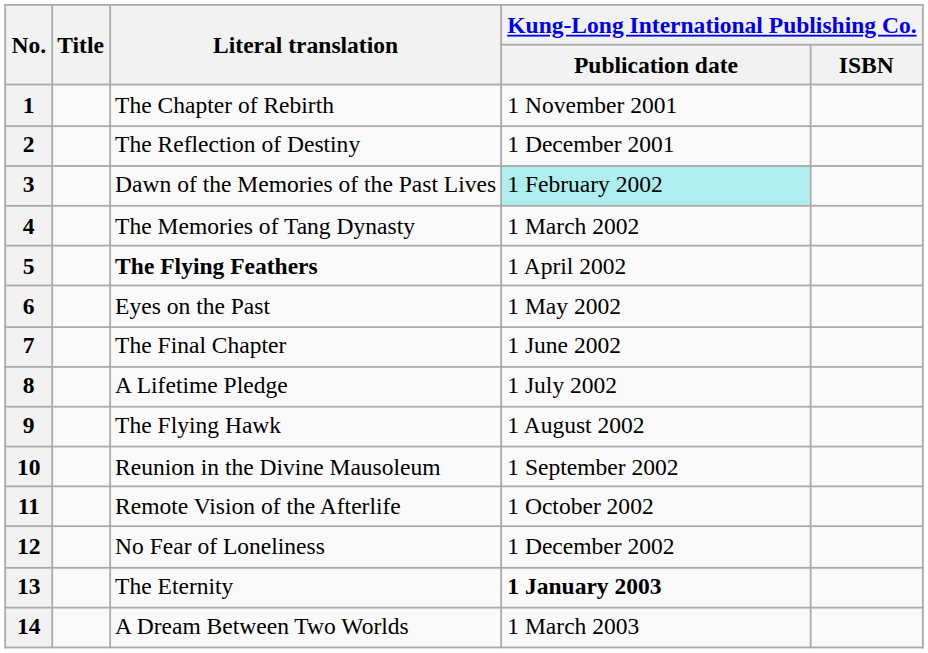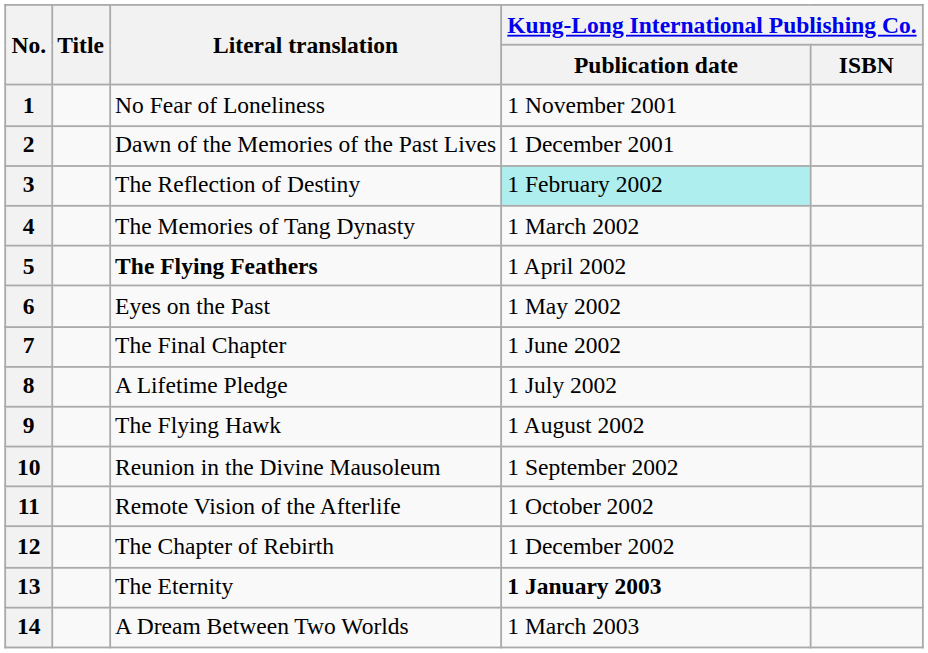(225, 104) The Chapter of Rebirth -> (220, 104) No Fear of Loneliness
(238, 145) The Reflection of Destiny -> (306, 145) Dawn of the Memories of the Past Lives
(306, 185) Dawn of the Memories of the Past Lives -> (238, 185) The Reflection of Destiny
(220, 546) No Fear of Loneliness -> (225, 546) The Chapter of Rebirth
